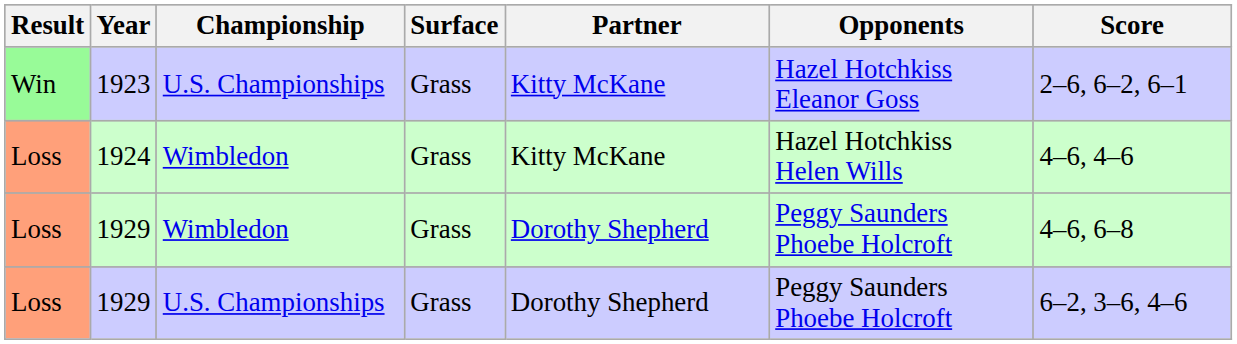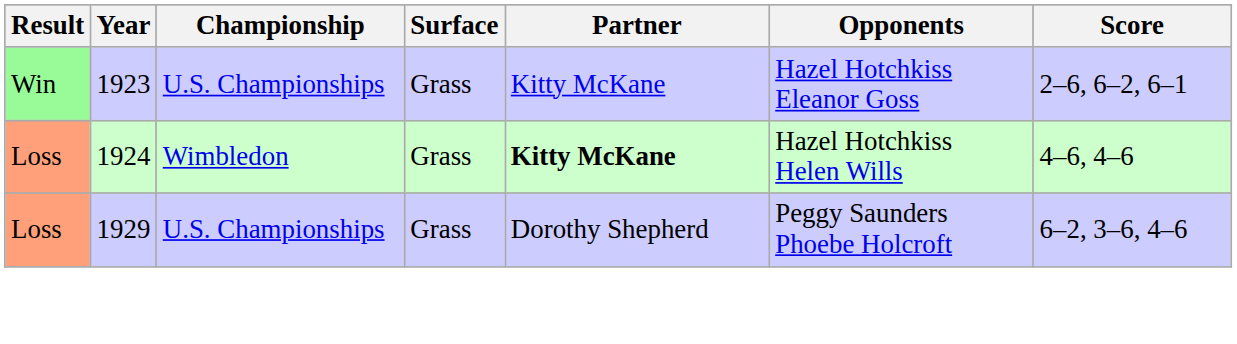(588, 156) normal -> (593, 156) bold
- row: (123, 229)
